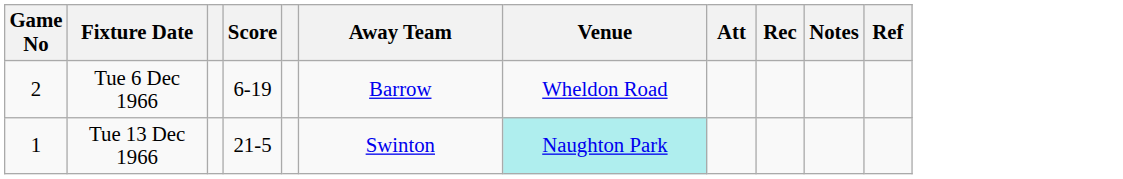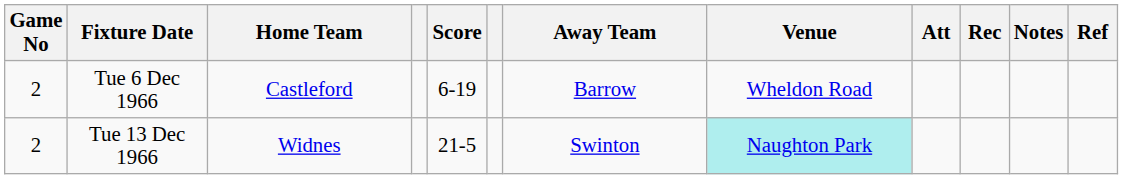+ column: (309, 32)
(36, 145) 1 -> (36, 145) 2
